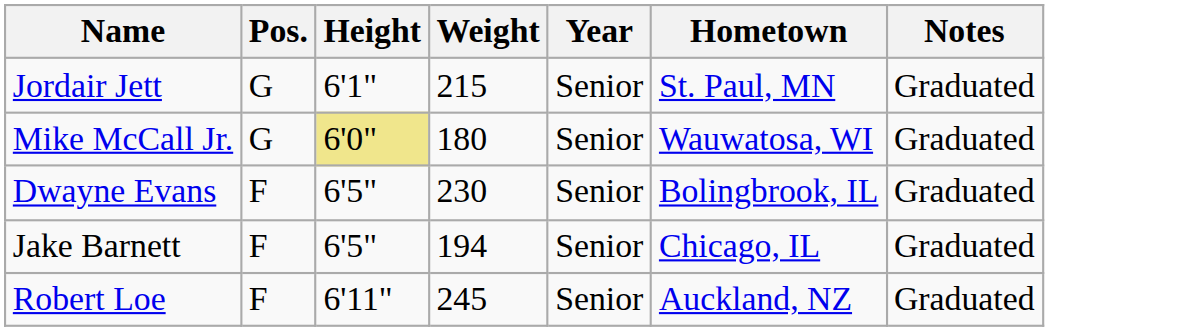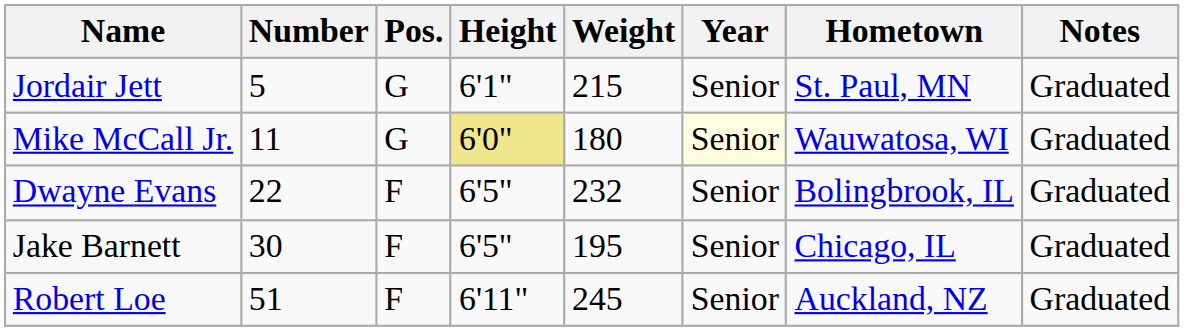+ column: (309, 31)
(599, 138) no background -> (735, 138) lightyellow background
(462, 191) 230 -> (597, 191) 232
(462, 245) 194 -> (597, 245) 195
